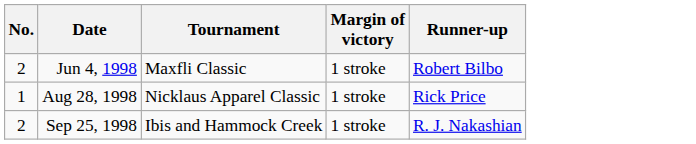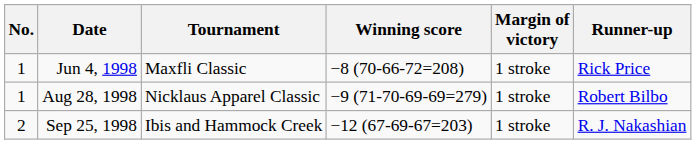+ column: (409, 29)
(21, 68) 2 -> (21, 68) 1
(458, 68) Robert Bilbo -> (614, 68) Rick Price
(449, 96) Rick Price -> (623, 96) Robert Bilbo
